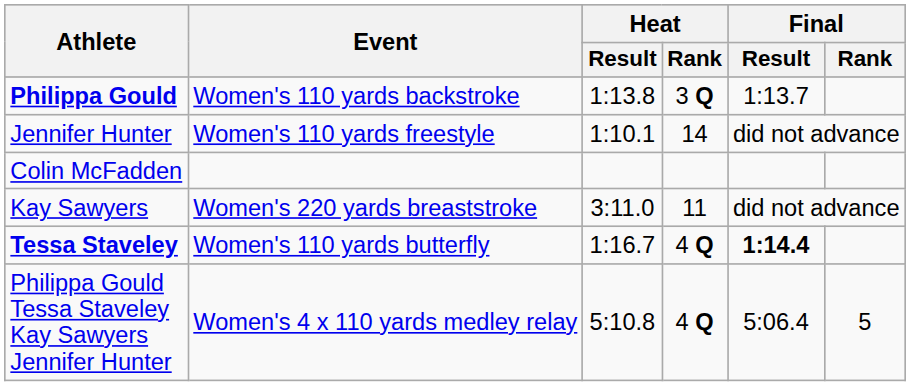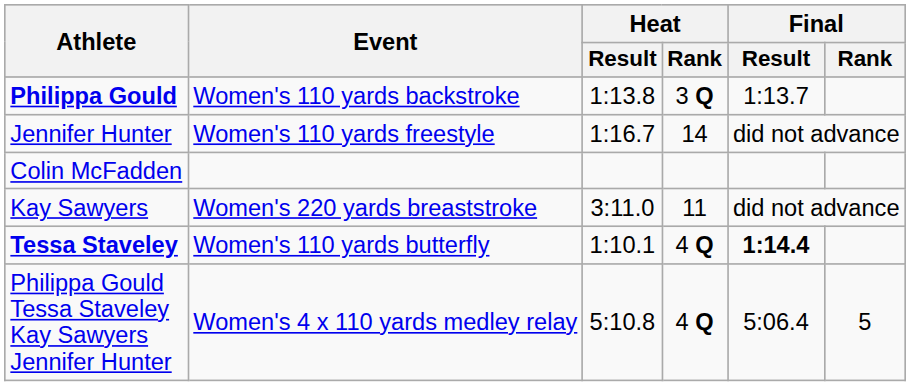(622, 134) 1:10.1 -> (622, 134) 1:16.7
(622, 246) 1:16.7 -> (622, 246) 1:10.1
